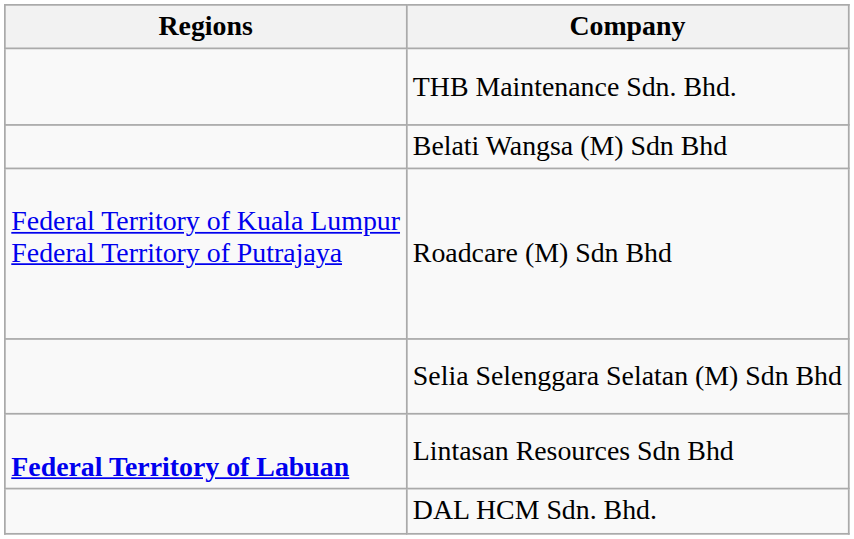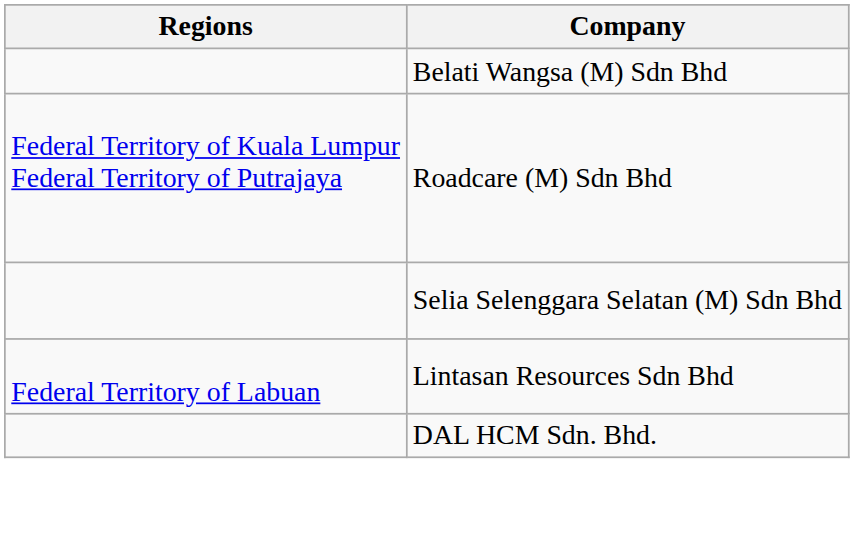- row: (575, 86)
(180, 466) bold -> (166, 391) normal
